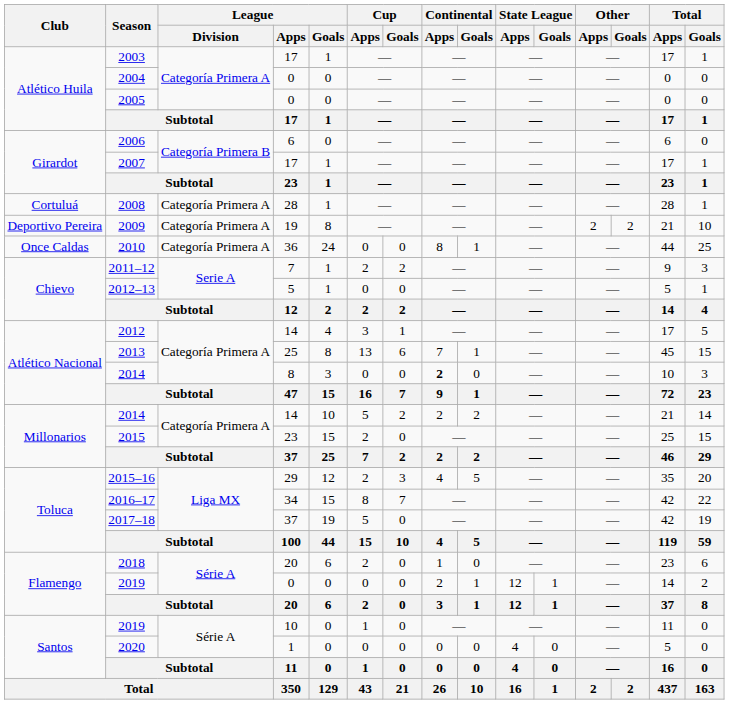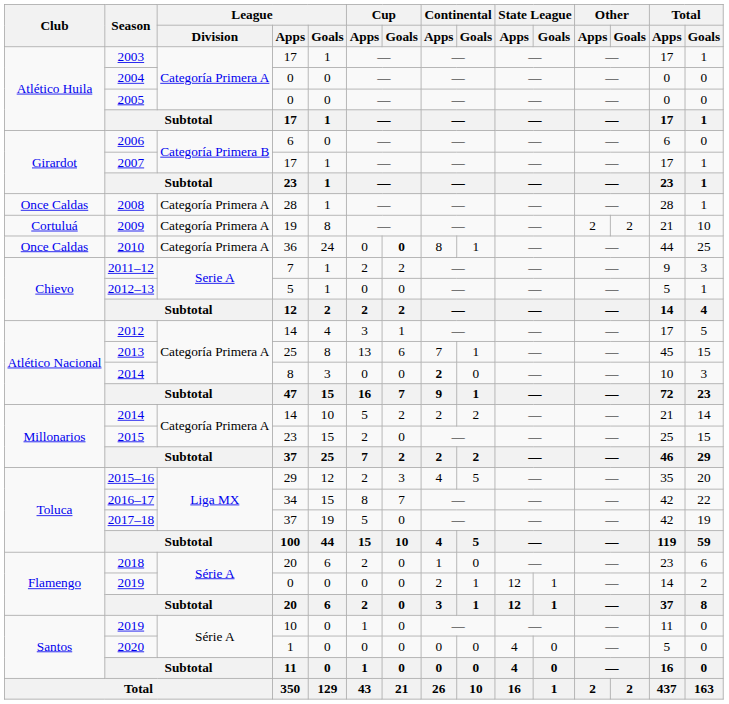(55, 204) Cortuluá -> (54, 204) Once Caldas
(55, 225) Deportivo Pereira -> (54, 225) Cortuluá
(402, 246) normal -> (402, 246) bold
